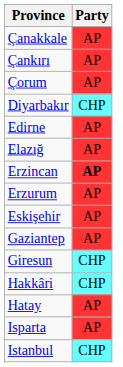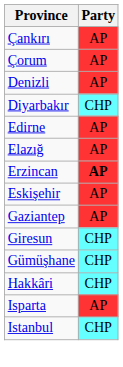- row: (37, 37)
+ row: (28, 82)
- row: (32, 194)
+ row: (41, 261)
- row: (24, 305)
